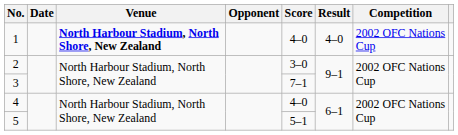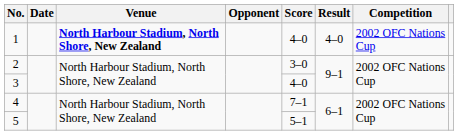(299, 83) 7–1 -> (299, 83) 4–0
(299, 102) 4–0 -> (299, 102) 7–1
